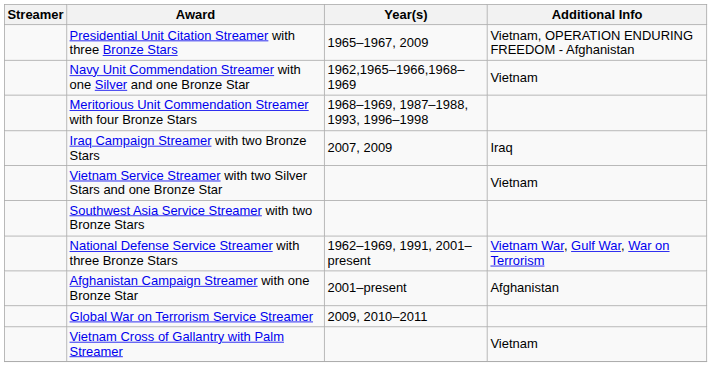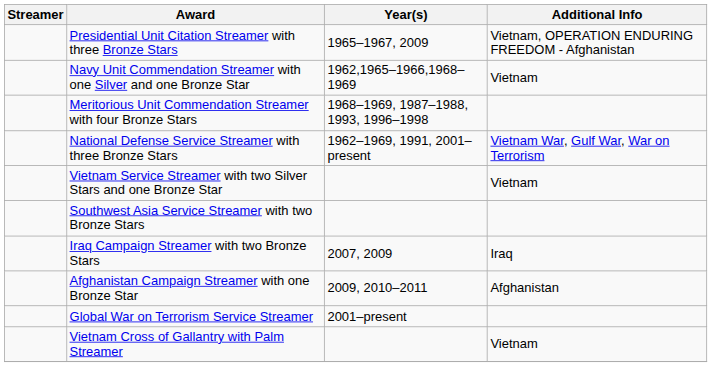rows swapped: (184, 253) <-> (188, 148)
(367, 288) 2001–present -> (377, 288) 2009, 2010–2011
(377, 316) 2009, 2010–2011 -> (367, 316) 2001–present
